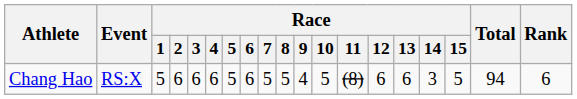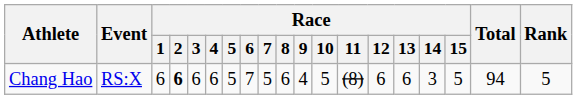(160, 79) 5 -> (160, 79) 6
(178, 79) normal -> (178, 79) bold
(250, 79) 6 -> (250, 79) 7
(285, 79) 5 -> (285, 79) 6
(546, 79) 6 -> (546, 79) 5
